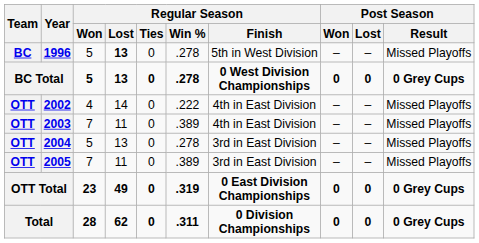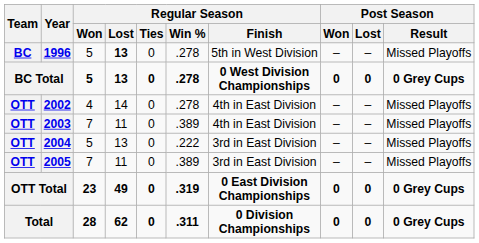(187, 105) .222 -> (187, 105) .278
(187, 143) .278 -> (187, 143) .222
